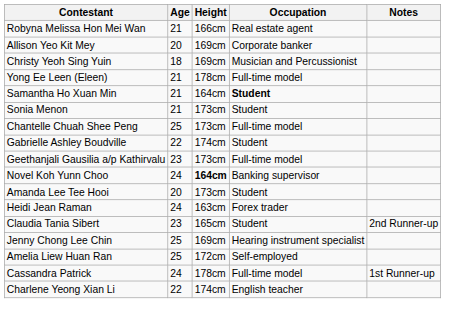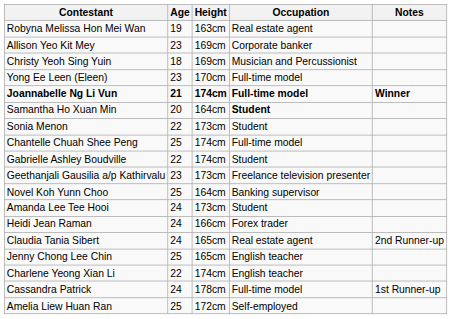(176, 28) 21 -> (176, 28) 19
(210, 28) 166cm -> (210, 28) 163cm
(176, 45) 20 -> (176, 45) 23
(176, 77) 21 -> (176, 77) 23
(210, 77) 178cm -> (210, 77) 170cm
+ row: (62, 94)
(176, 94) 21 -> (176, 110) 20
(176, 110) 21 -> (176, 126) 22
(210, 126) 173cm -> (210, 142) 174cm
(267, 159) Full-time model -> (301, 175) Freelance television presenter
(176, 175) 24 -> (176, 191) 25
(211, 175) bold -> (210, 191) normal
(176, 191) 20 -> (176, 208) 24
(210, 208) 163cm -> (210, 224) 166cm
(176, 224) 23 -> (176, 240) 24
(250, 224) Student -> (272, 240) Real estate agent
(210, 240) 169cm -> (210, 257) 165cm
(298, 240) Hearing instrument specialist -> (267, 257) English teacher
rows swapped: (61, 289) <-> (59, 257)
